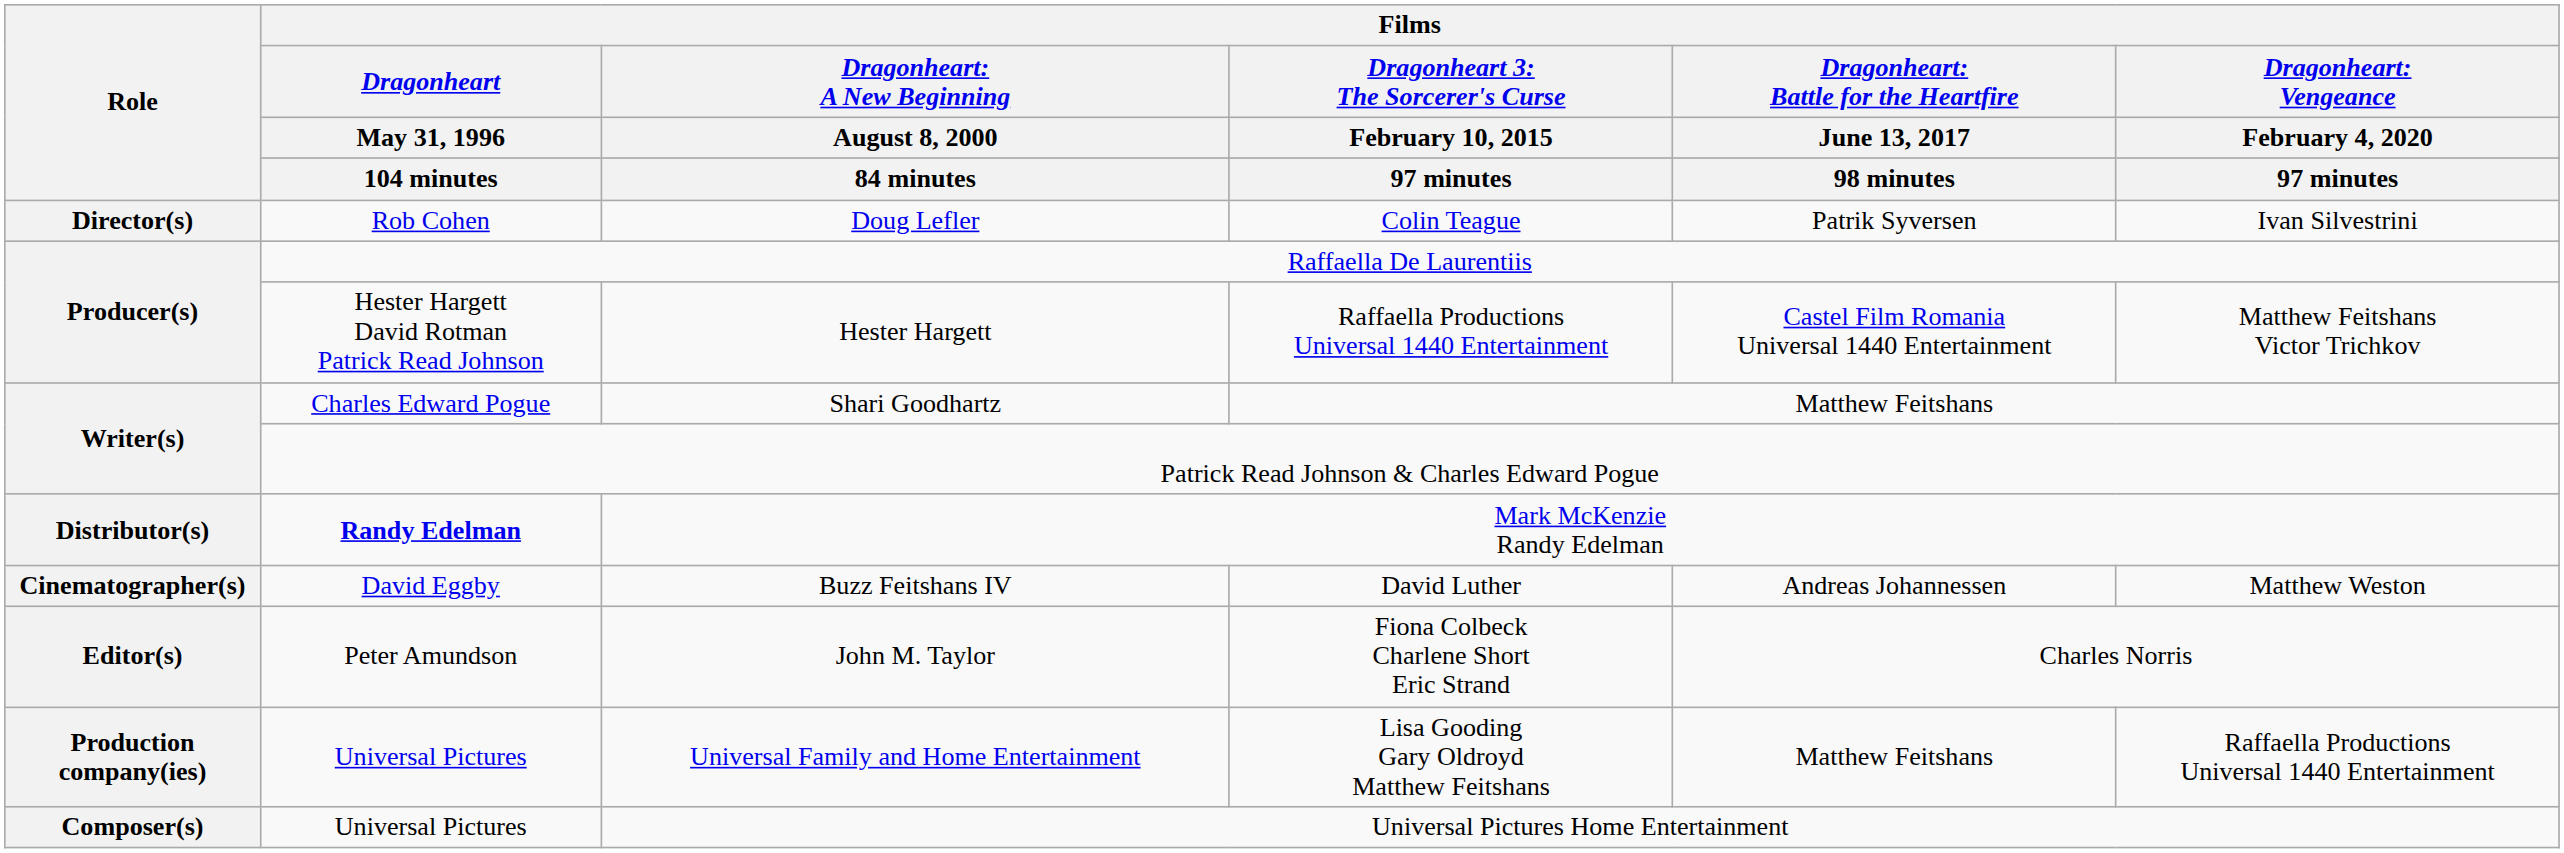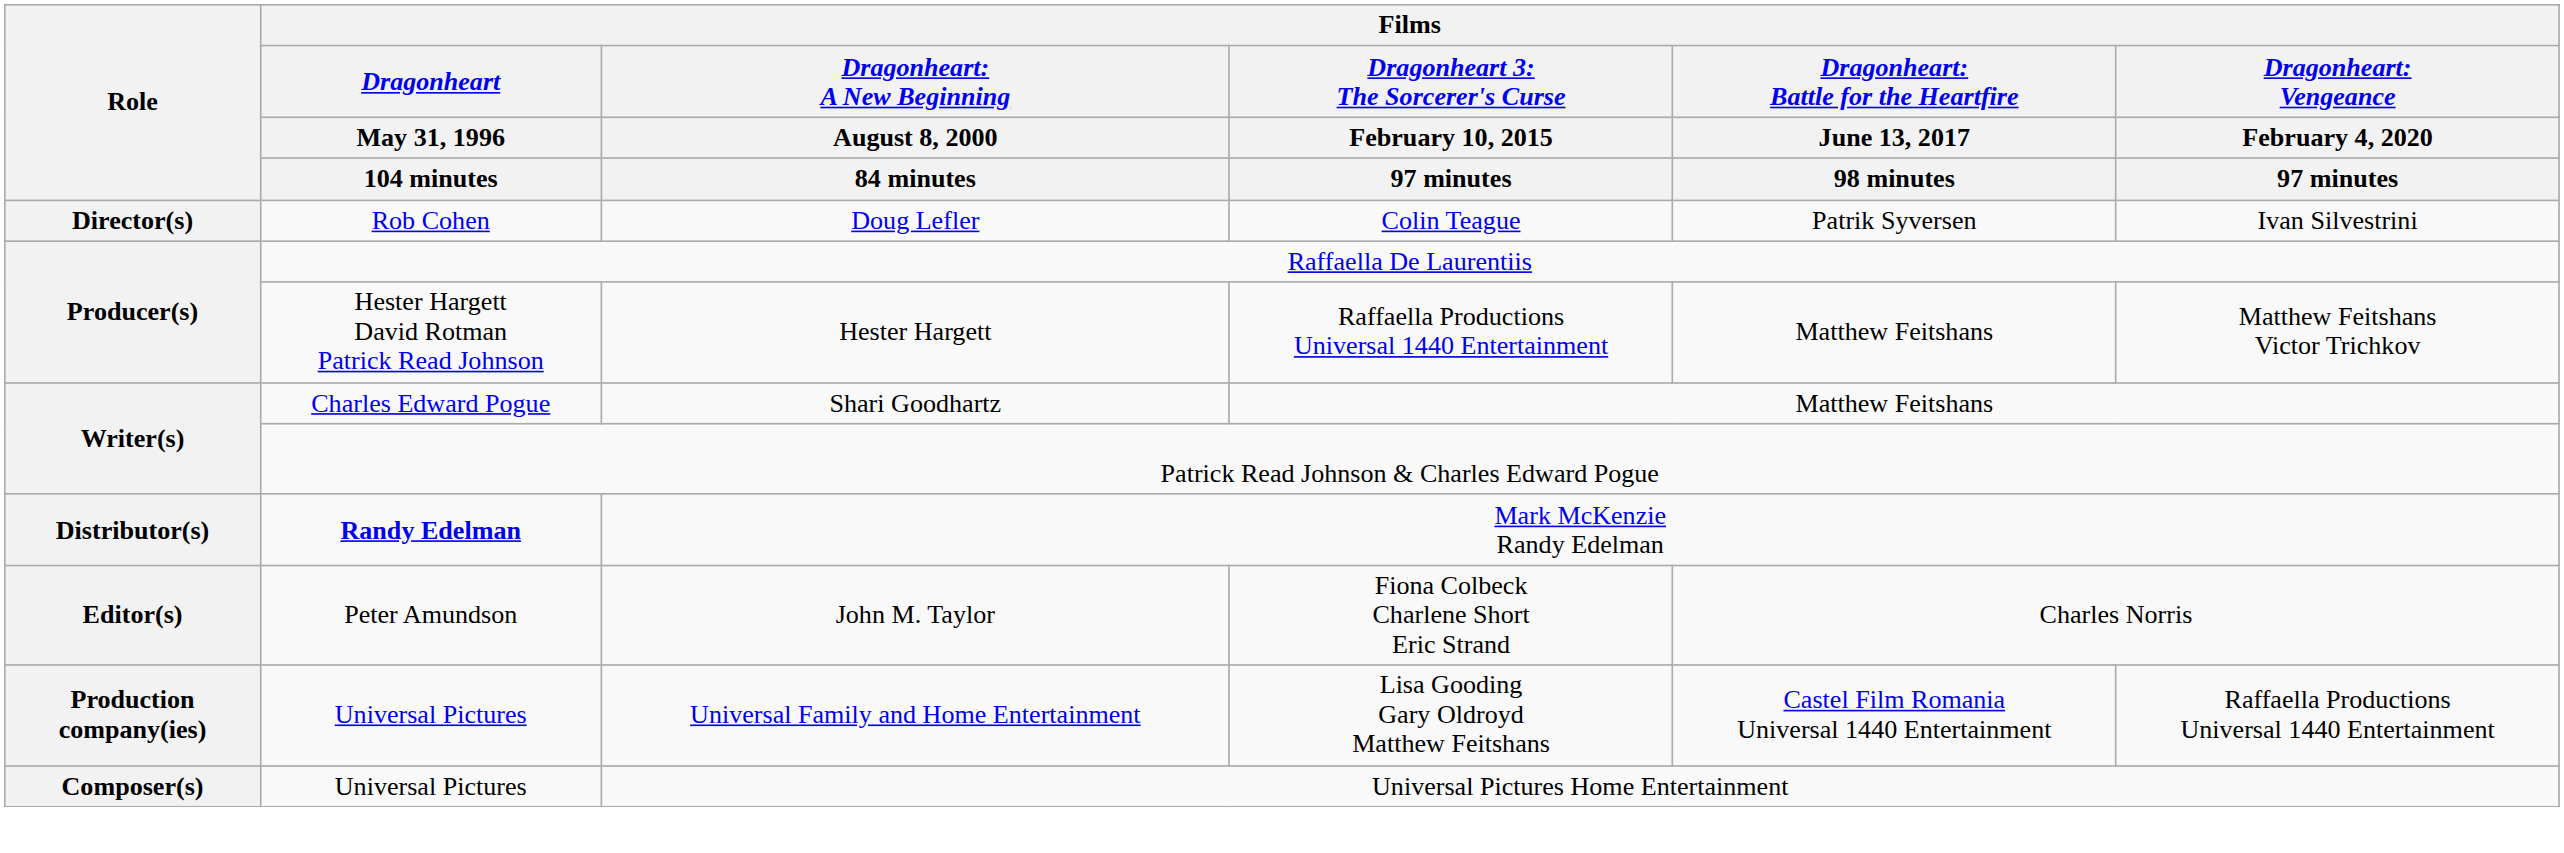(1894, 332) Castel Film Romania Universal 1440 Entertainment -> (1894, 332) Matthew Feitshans
- row: (915, 585)
(1894, 756) Matthew Feitshans -> (1894, 714) Castel Film Romania Universal 1440 Entertainment
